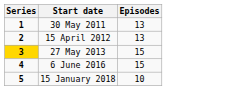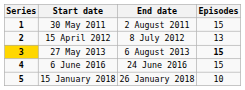+ column: (157, 11)
(139, 25) 13 -> (219, 25) 15
(139, 52) normal -> (219, 52) bold
